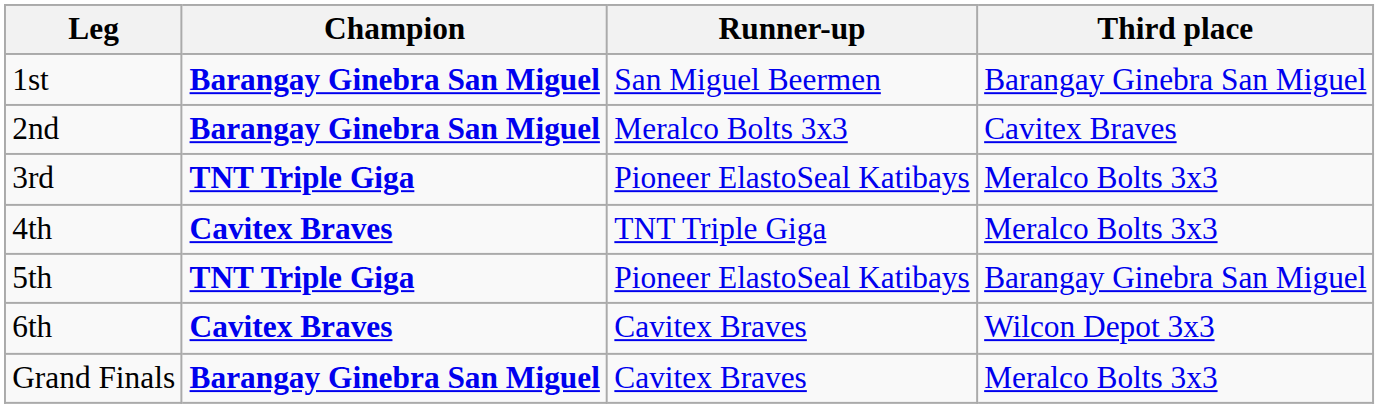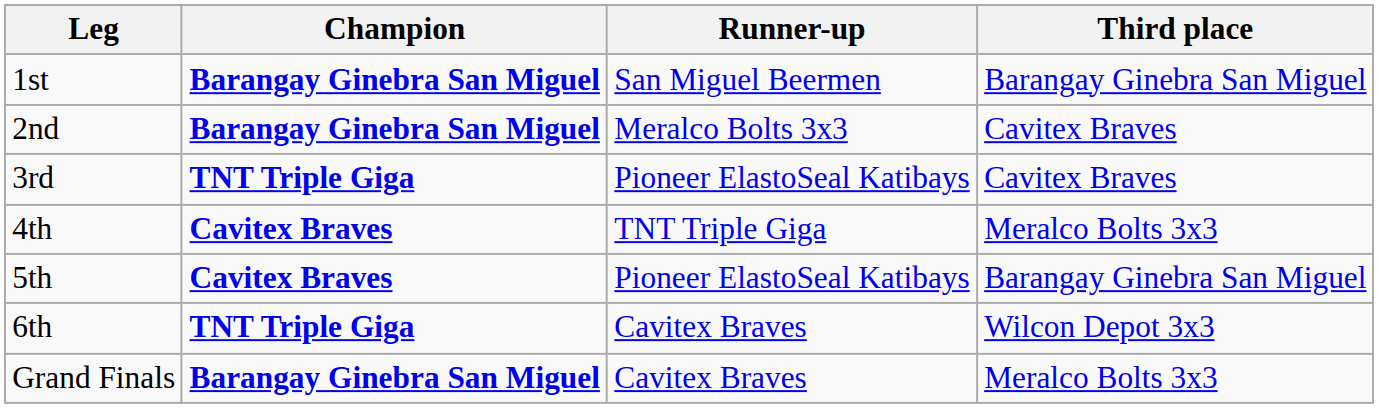(1101, 178) Meralco Bolts 3x3 -> (1080, 178) Cavitex Braves
(302, 278) TNT Triple Giga -> (291, 278) Cavitex Braves
(291, 327) Cavitex Braves -> (302, 327) TNT Triple Giga
